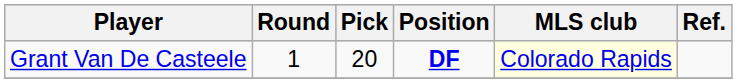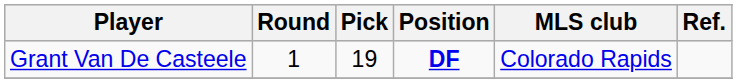(364, 59) 20 -> (364, 59) 19
(586, 59) lightyellow background -> (586, 59) no background
